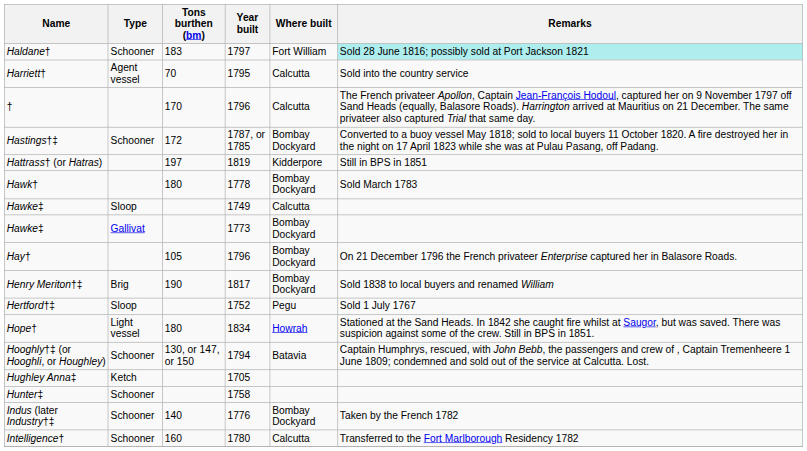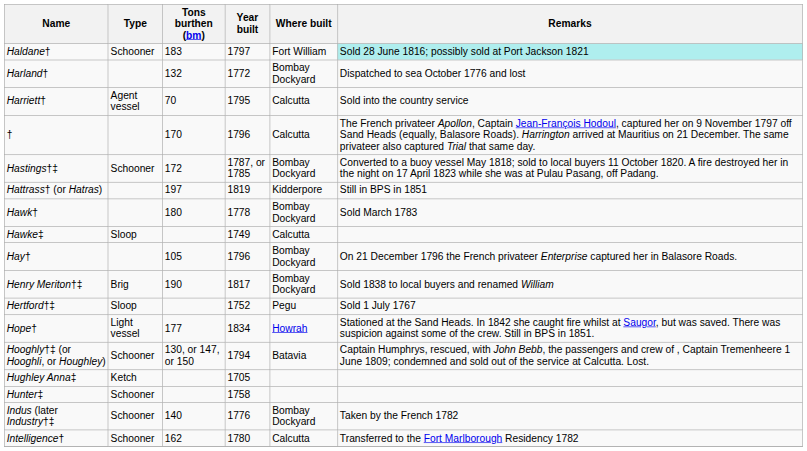+ row: (27, 73)
- row: (25, 228)
(173, 328) 180 -> (173, 328) 177
(173, 438) 160 -> (173, 438) 162
